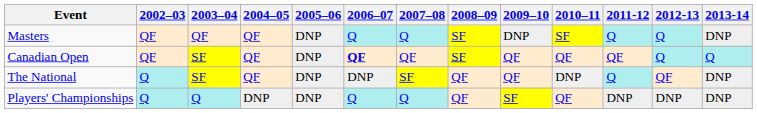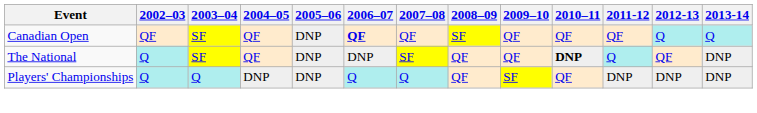- row: (28, 35)
(568, 77) normal -> (569, 56) bold
